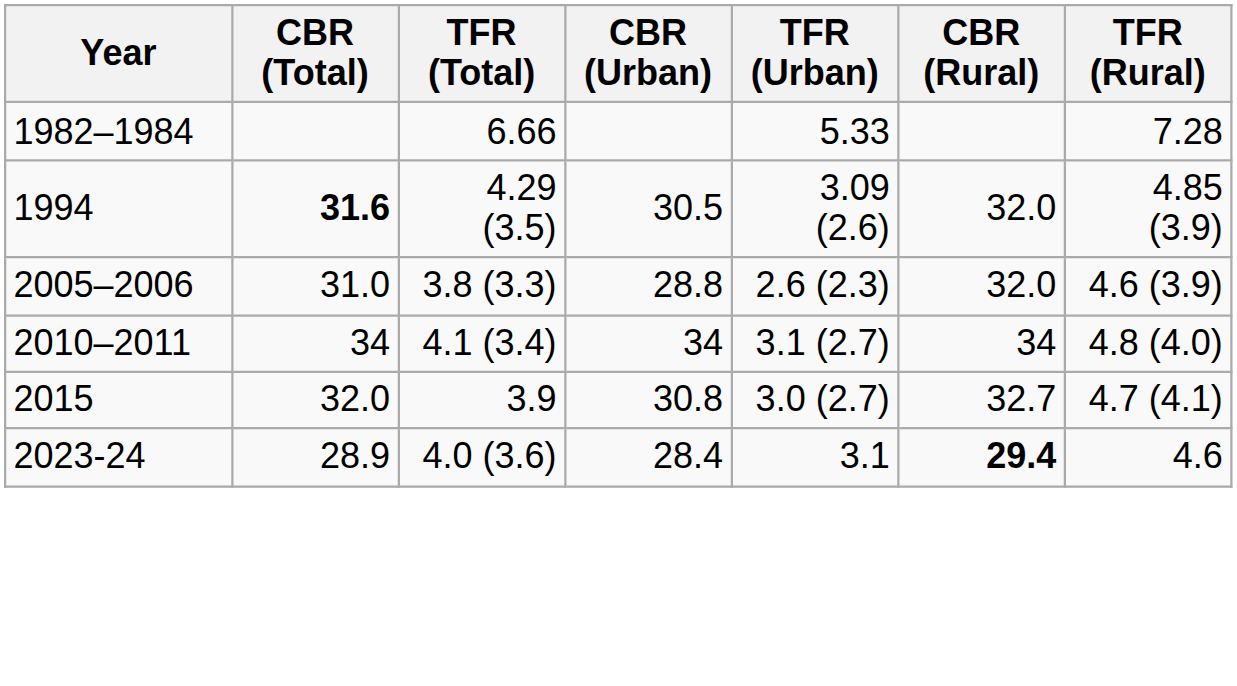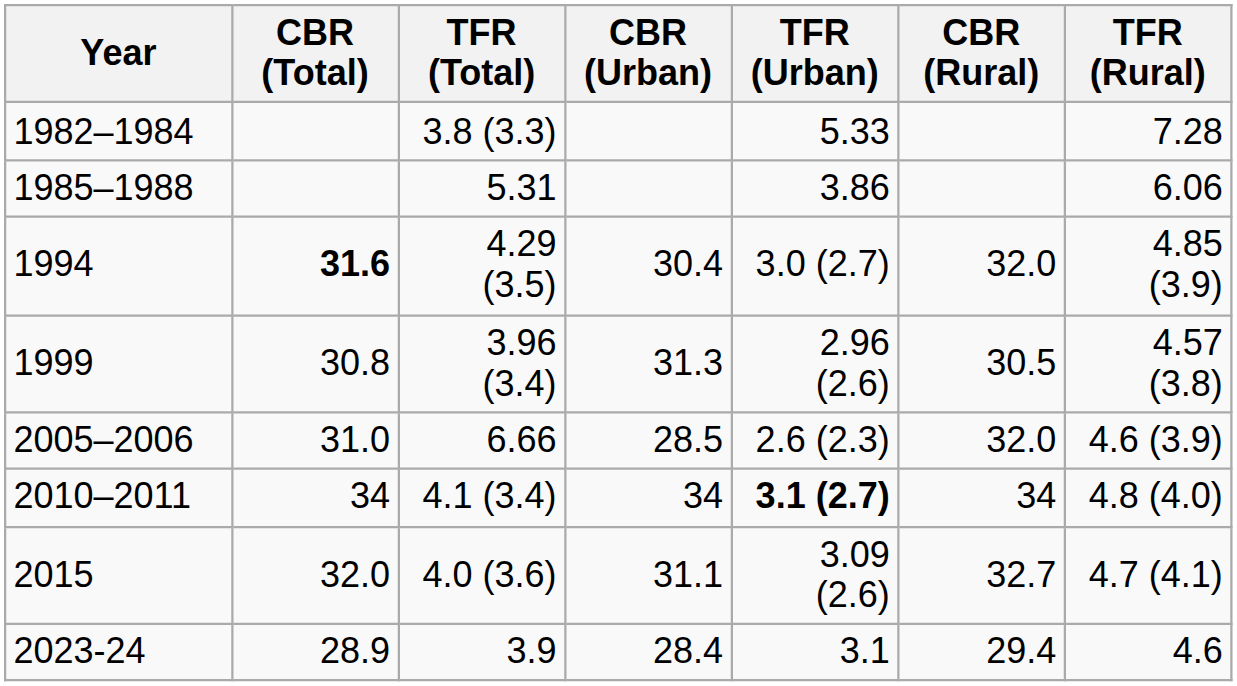(522, 130) 6.66 -> (490, 130) 3.8 (3.3)
+ row: (104, 187)
(688, 207) 30.5 -> (688, 265) 30.4
(853, 207) 3.09 (2.6) -> (823, 265) 3.0 (2.7)
+ row: (53, 362)
(490, 285) 3.8 (3.3) -> (522, 440) 6.66
(688, 285) 28.8 -> (688, 440) 28.5
(823, 342) normal -> (823, 497) bold
(532, 399) 3.9 -> (490, 574) 4.0 (3.6)
(688, 399) 30.8 -> (688, 574) 31.1
(823, 399) 3.0 (2.7) -> (853, 574) 3.09 (2.6)
(490, 456) 4.0 (3.6) -> (532, 651) 3.9
(1021, 456) bold -> (1021, 651) normal
